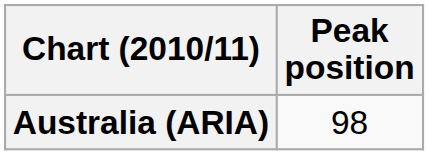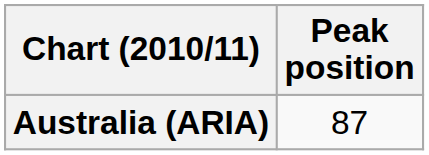(350, 121) 98 -> (350, 121) 87
